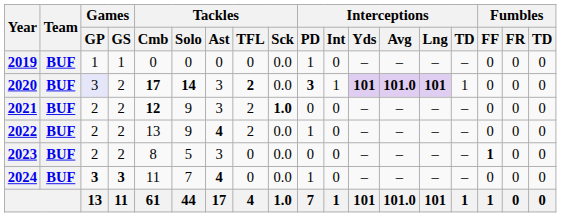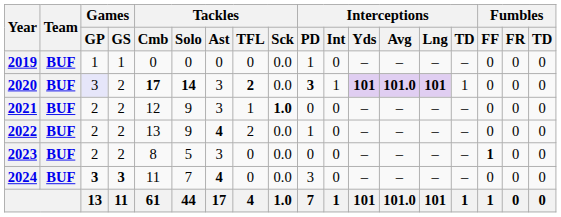(153, 108) bold -> (153, 108) normal
(250, 108) 2 -> (250, 108) 1
(310, 177) 1 -> (310, 177) 3
